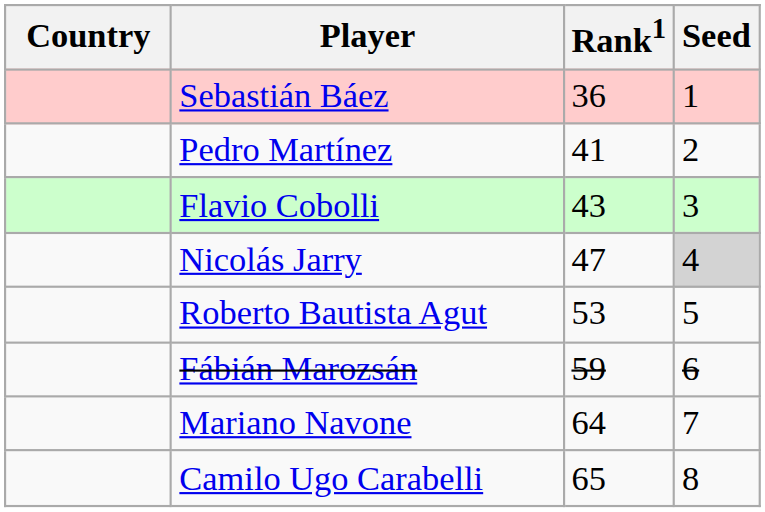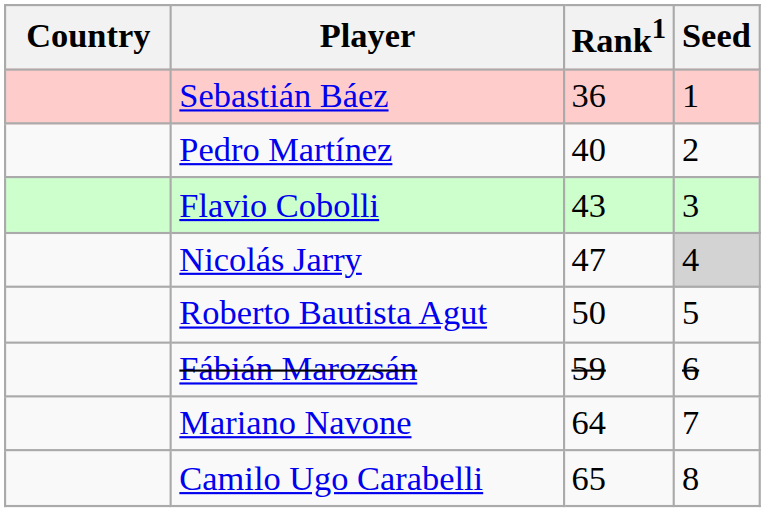(589, 150) 41 -> (589, 150) 40
(589, 313) 53 -> (589, 313) 50
